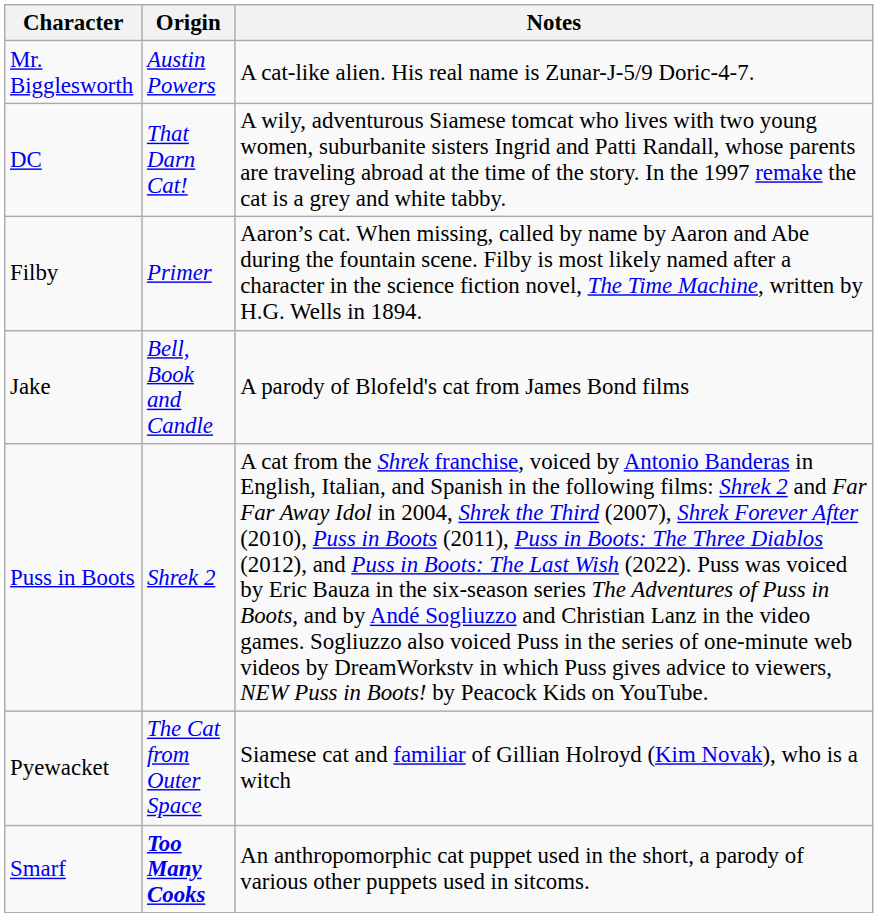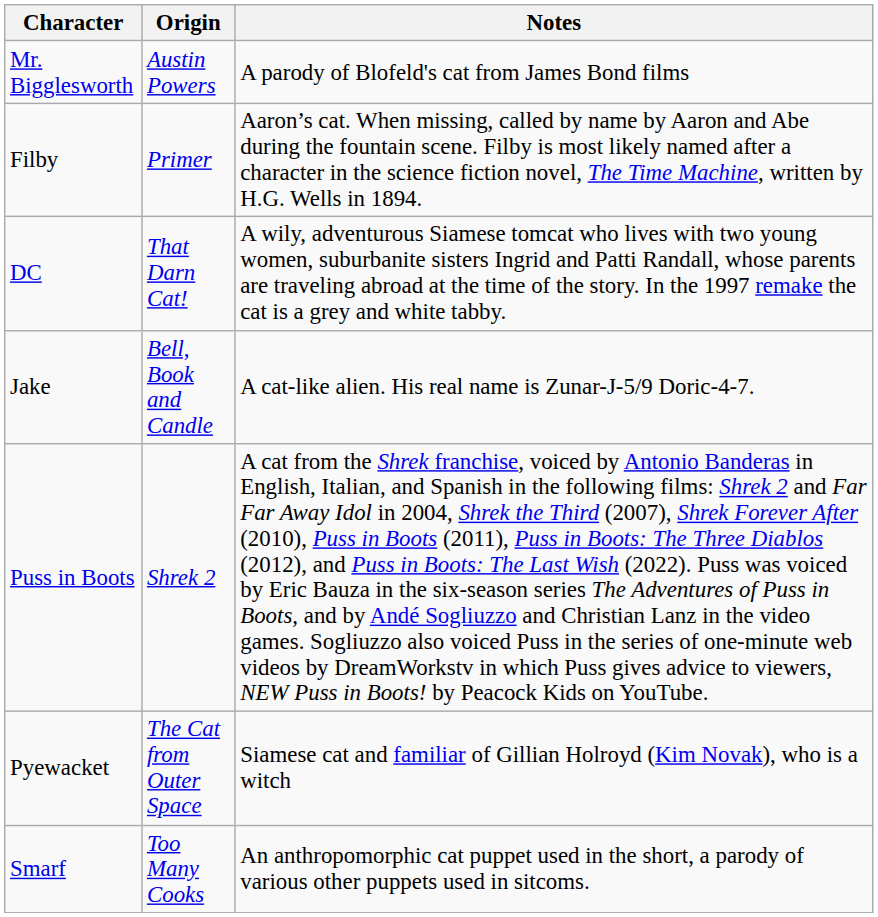(497, 71) A cat-like alien. His real name is Zunar-J-5/9 Doric-4-7. -> (465, 71) A parody of Blofeld's cat from James Bond films
rows swapped: (26, 159) <-> (34, 273)
(465, 386) A parody of Blofeld's cat from James Bond films -> (497, 386) A cat-like alien. His real name is Zunar-J-5/9 Doric-4-7.
(176, 868) bold -> (176, 868) normal
